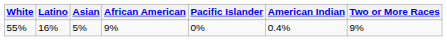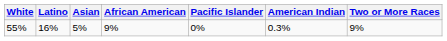(279, 28) 0.4% -> (279, 28) 0.3%
